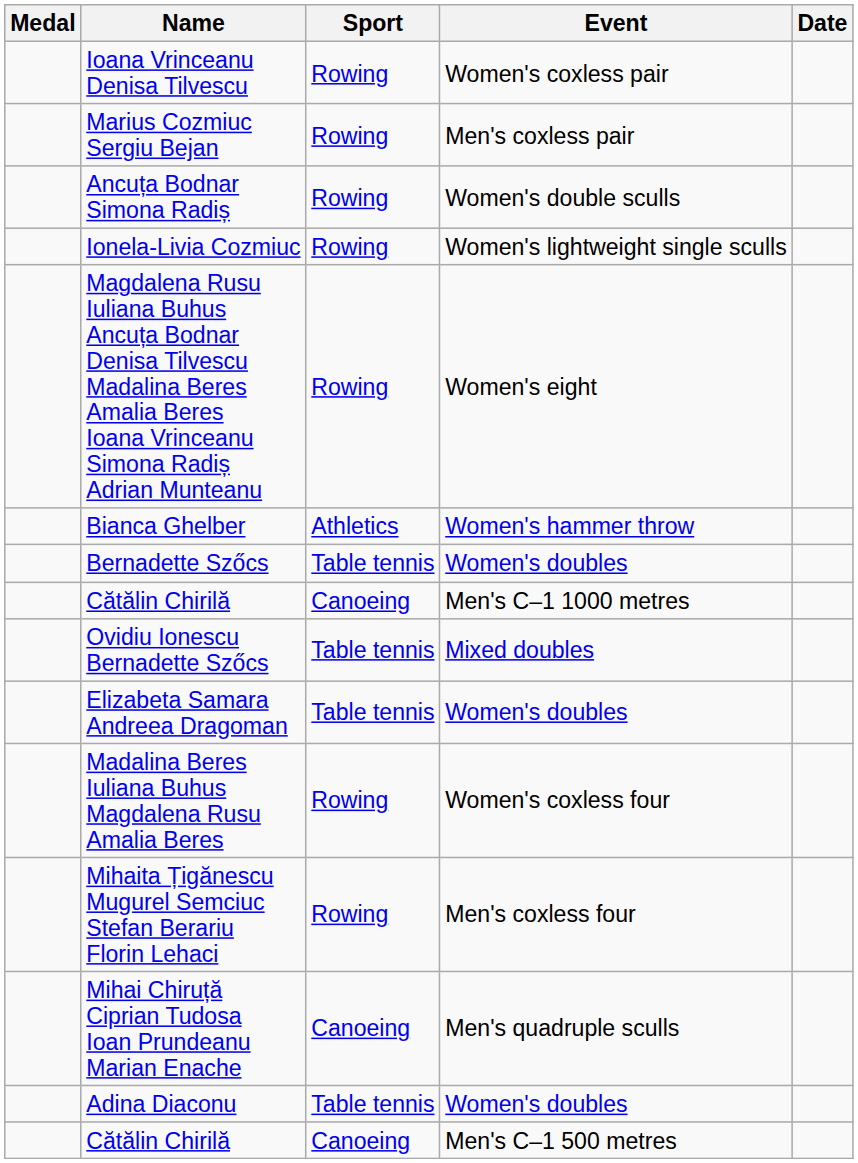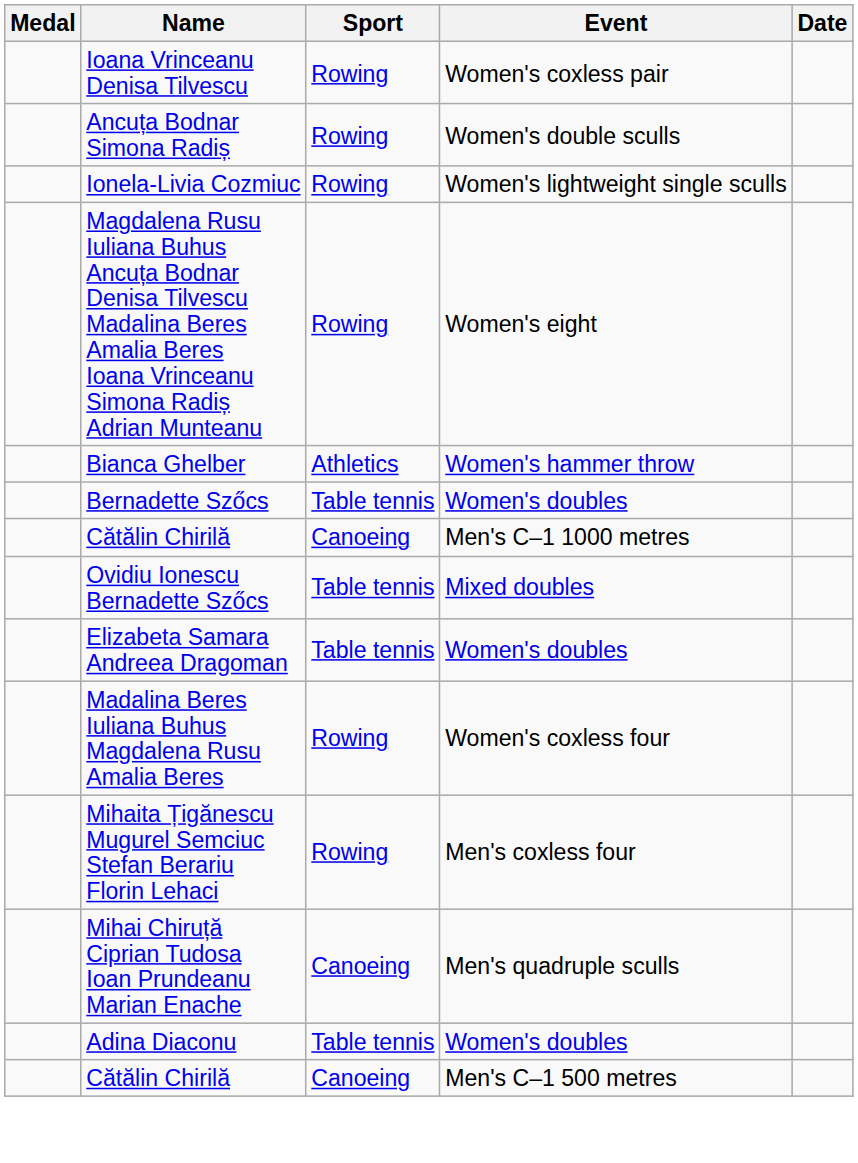- row: (169, 135)
